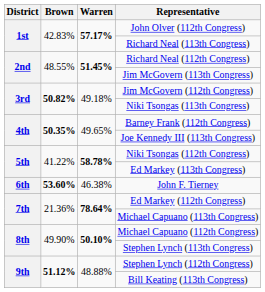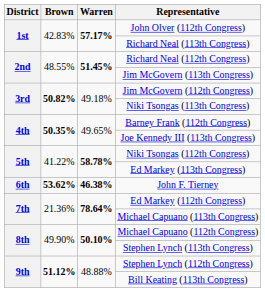(59, 185) 53.60% -> (59, 185) 53.62%
(96, 185) normal -> (96, 185) bold
